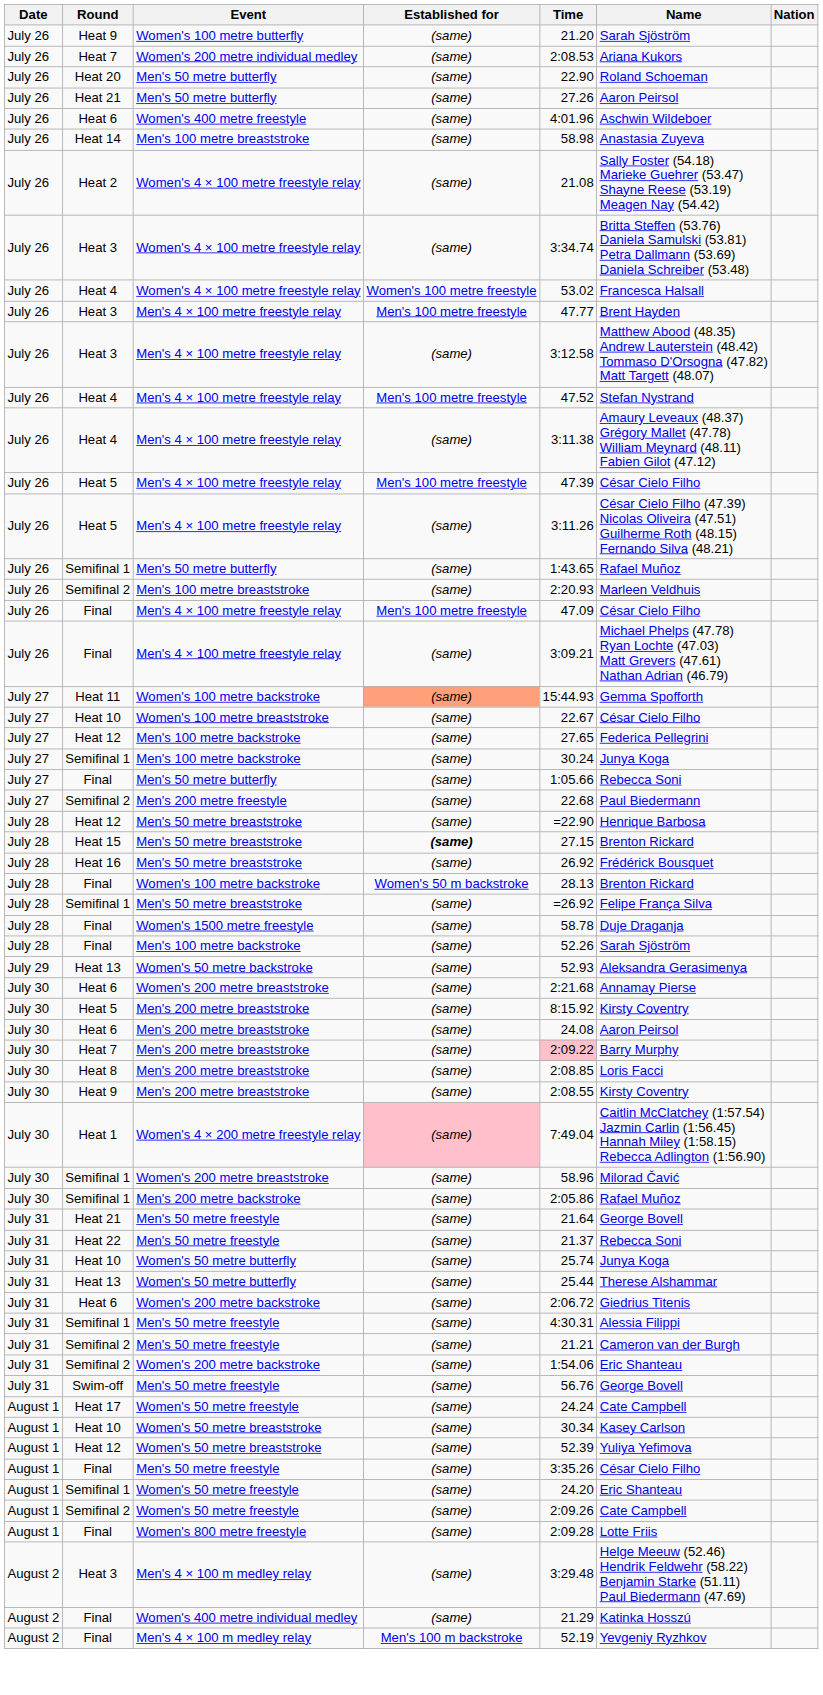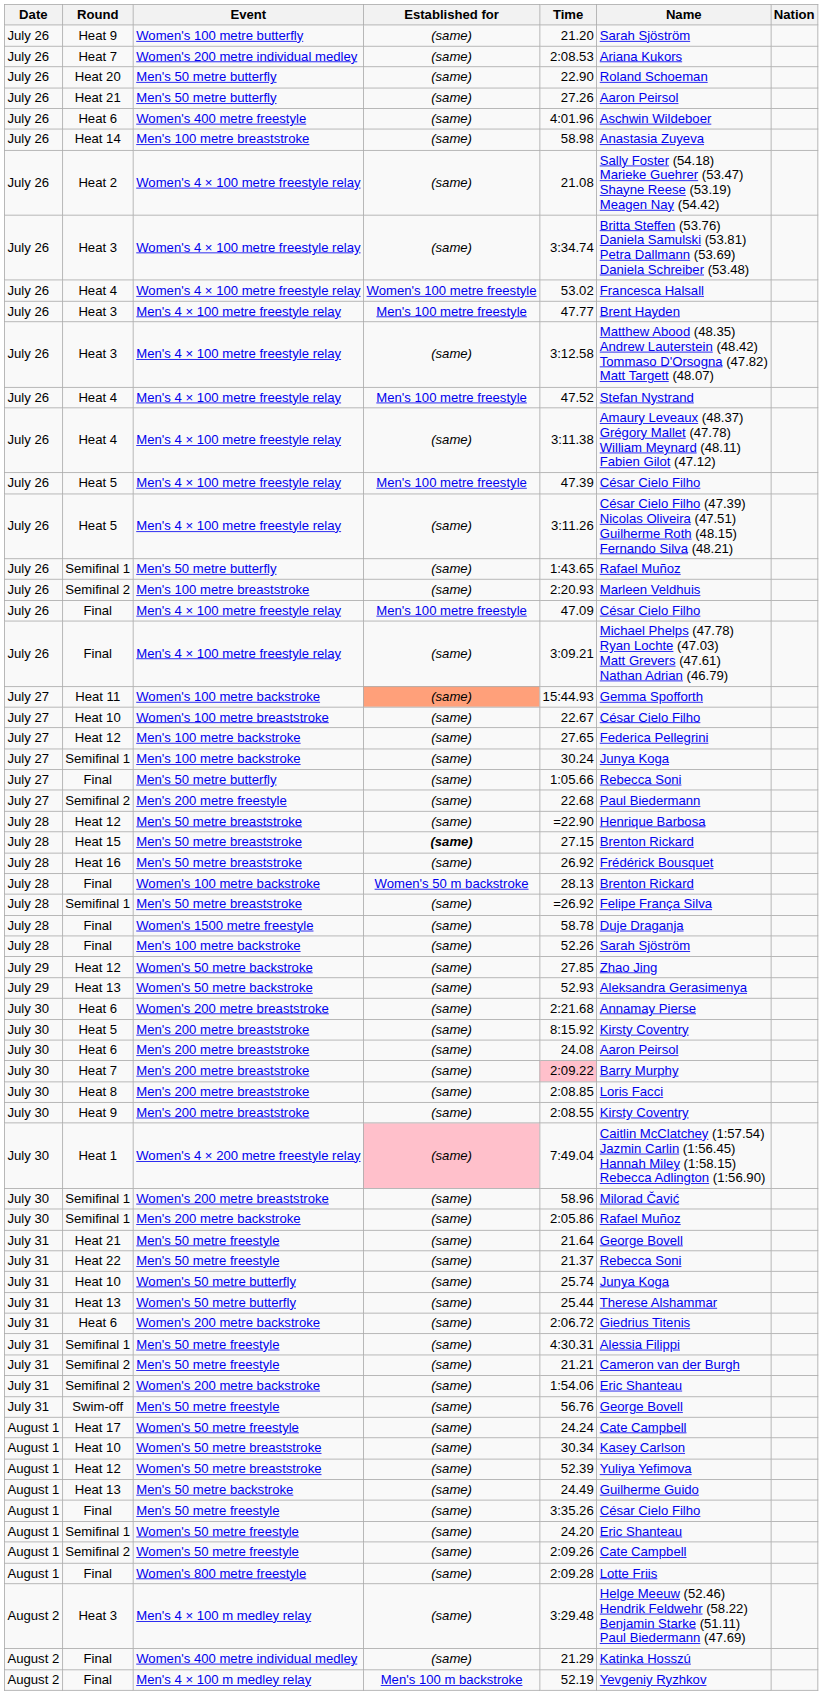+ row: (98, 967)
+ row: (98, 1490)
